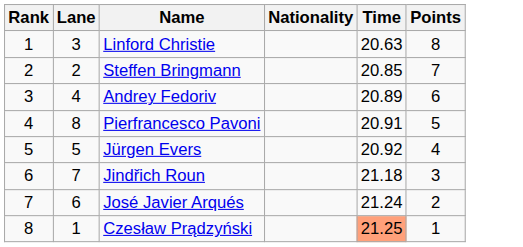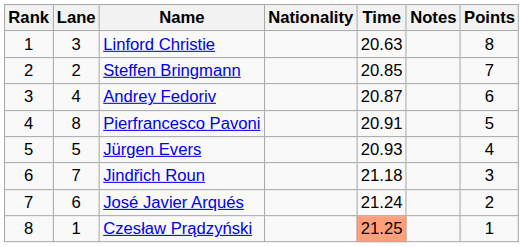+ column: (433, 17)
(382, 96) 20.89 -> (382, 96) 20.87
(382, 149) 20.92 -> (382, 149) 20.93
